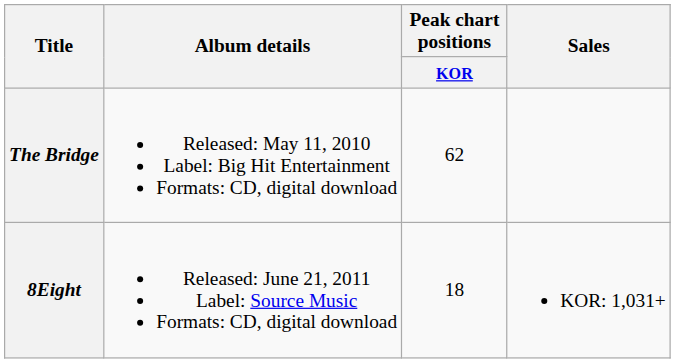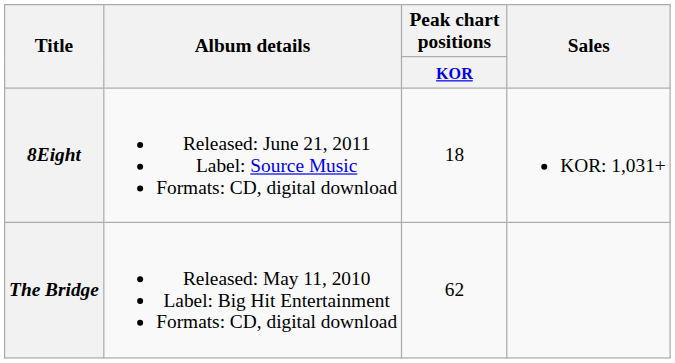rows swapped: (54, 155) <-> (54, 289)
